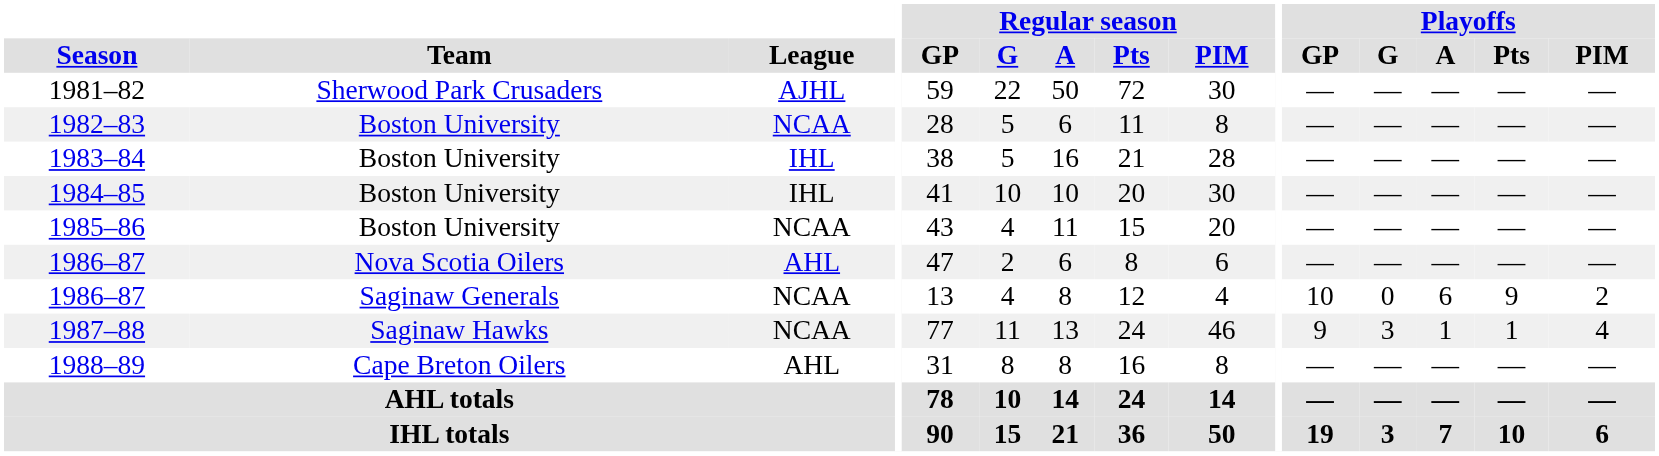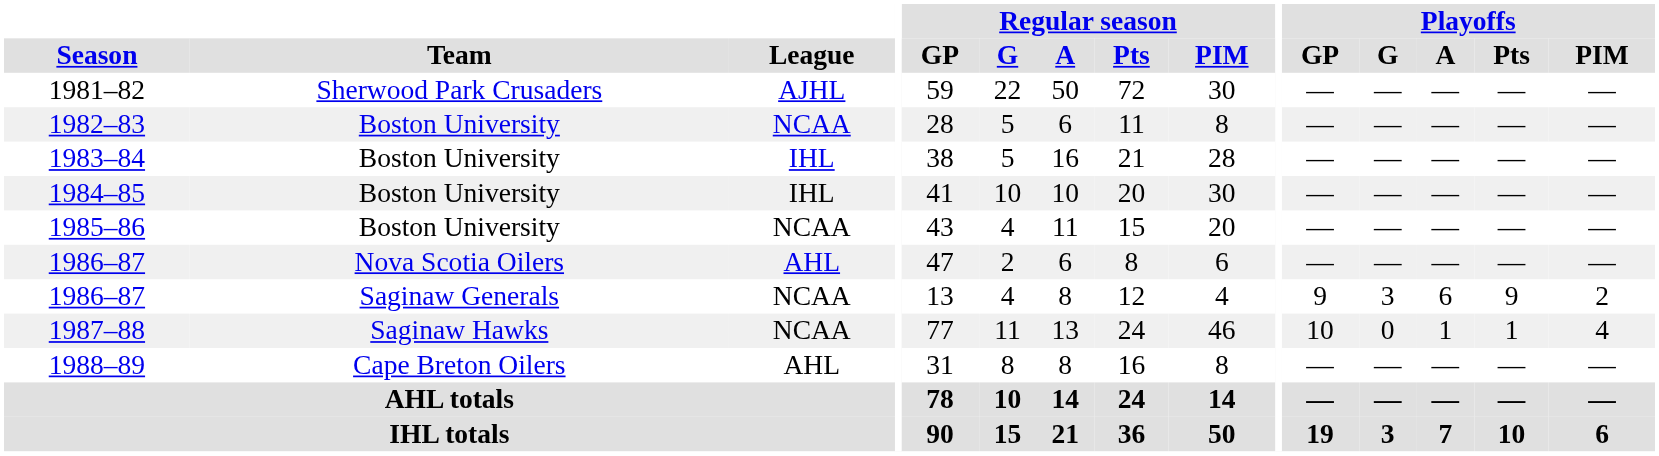(1320, 296) 10 -> (1320, 296) 9
(1388, 296) 0 -> (1388, 296) 3
(1320, 330) 9 -> (1320, 330) 10
(1388, 330) 3 -> (1388, 330) 0
